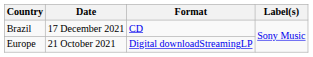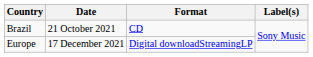(86, 28) 17 December 2021 -> (82, 28) 21 October 2021
(82, 44) 21 October 2021 -> (86, 44) 17 December 2021
